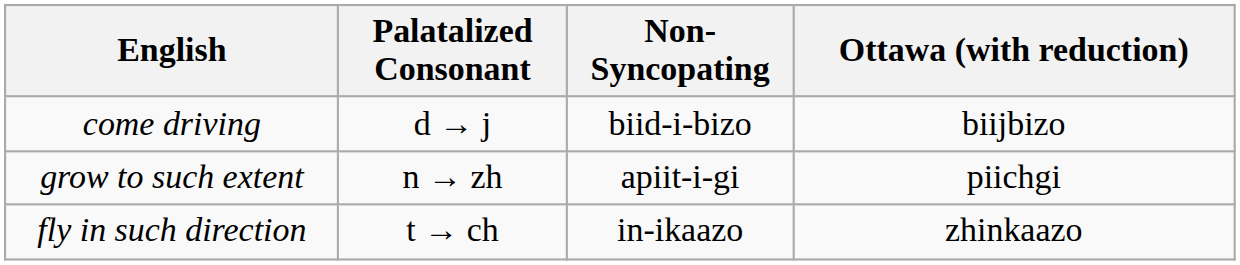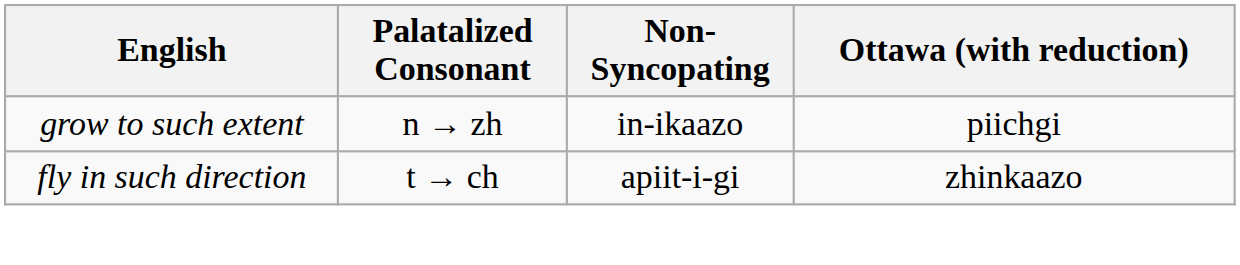- row: (172, 123)
(680, 177) apiit-i-gi -> (680, 123) in-ikaazo
(680, 230) in-ikaazo -> (680, 177) apiit-i-gi
